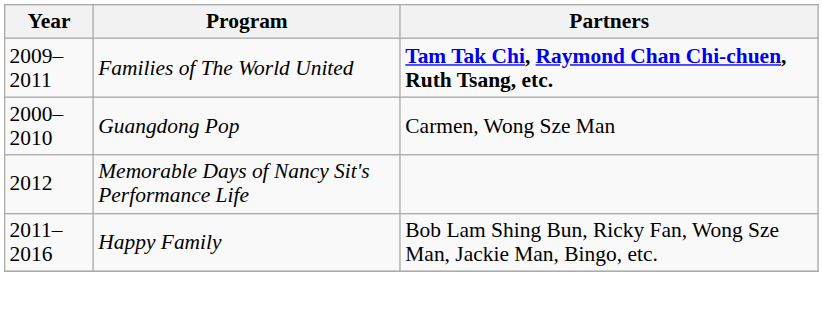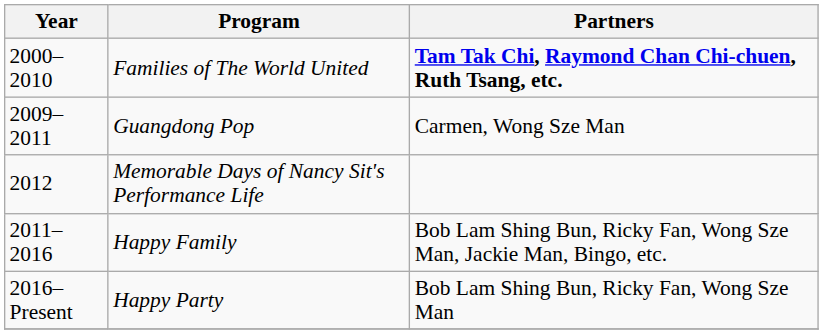(36, 67) 2009–2011 -> (36, 67) 2000–2010
(36, 125) 2000–2010 -> (36, 125) 2009–2011
+ row: (168, 300)
